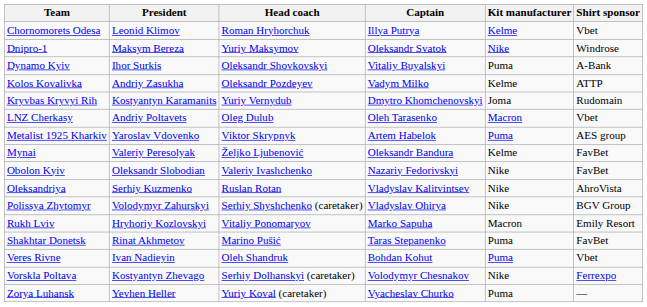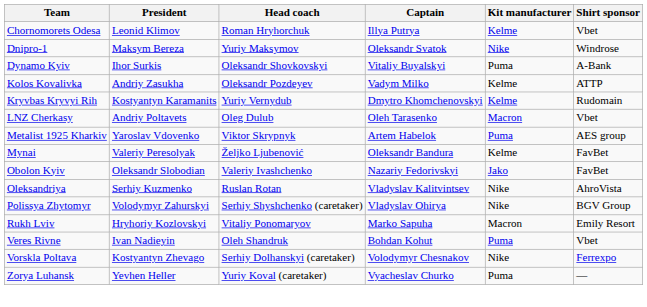(499, 100) Joma -> (502, 100) Kelme
(499, 170) Nike -> (498, 170) Jako
- row: (46, 240)
